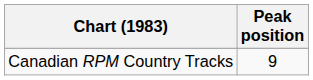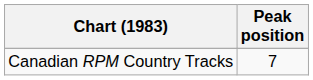(272, 61) 9 -> (272, 61) 7
